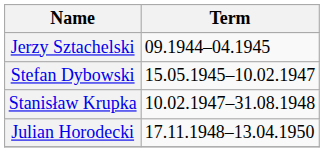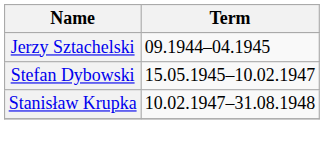- row: (73, 132)
